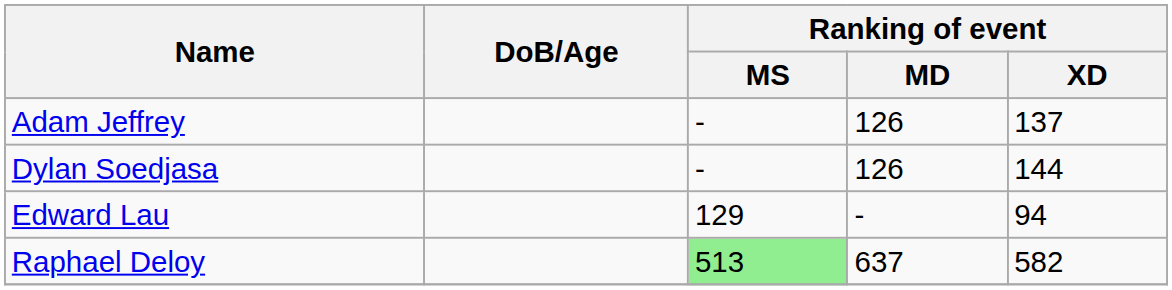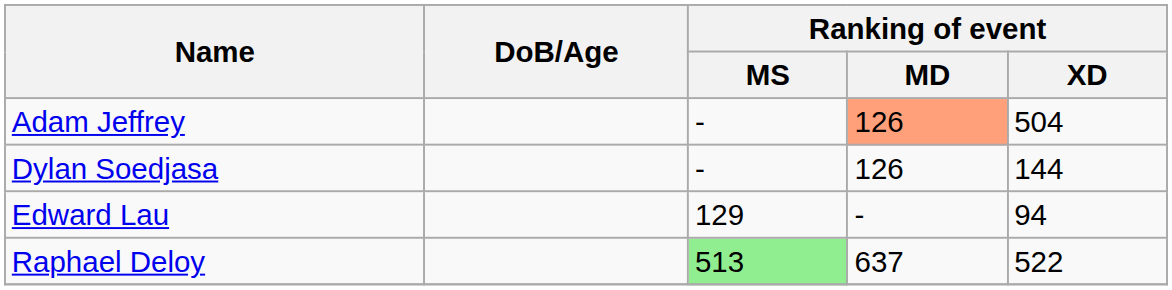(879, 122) no background -> (879, 122) lightsalmon background
(1039, 122) 137 -> (1039, 122) 504
(1039, 262) 582 -> (1039, 262) 522
